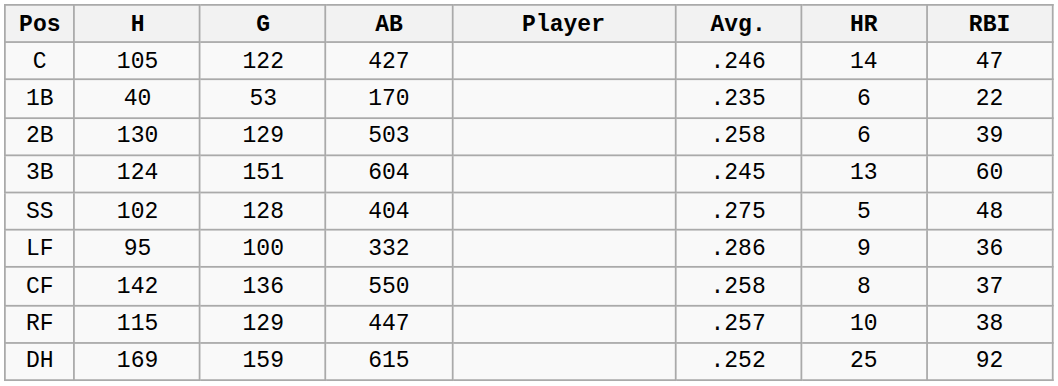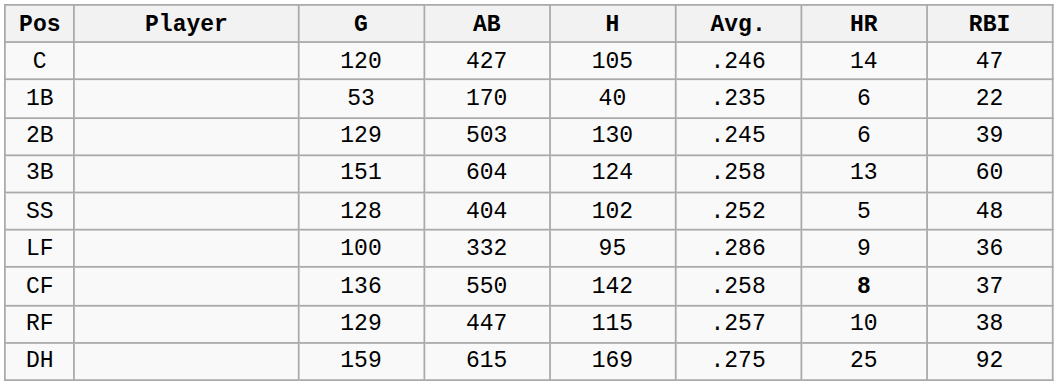columns swapped: (564, 24) <-> (138, 24)
(263, 61) 122 -> (361, 61) 120
(738, 136) .258 -> (738, 136) .245
(738, 174) .245 -> (738, 174) .258
(738, 211) .275 -> (738, 211) .252
(864, 286) normal -> (864, 286) bold
(738, 361) .252 -> (738, 361) .275
